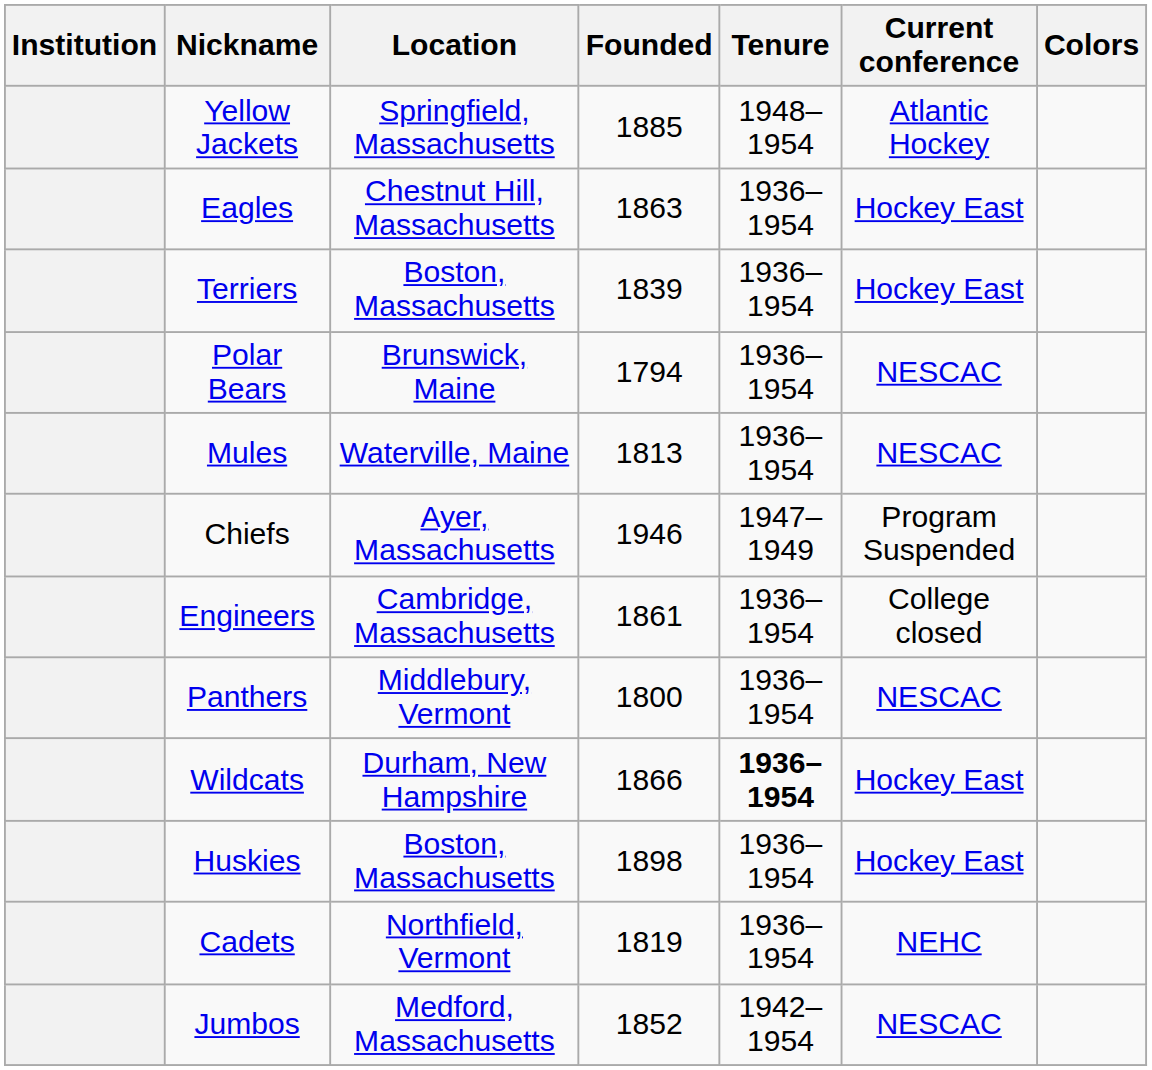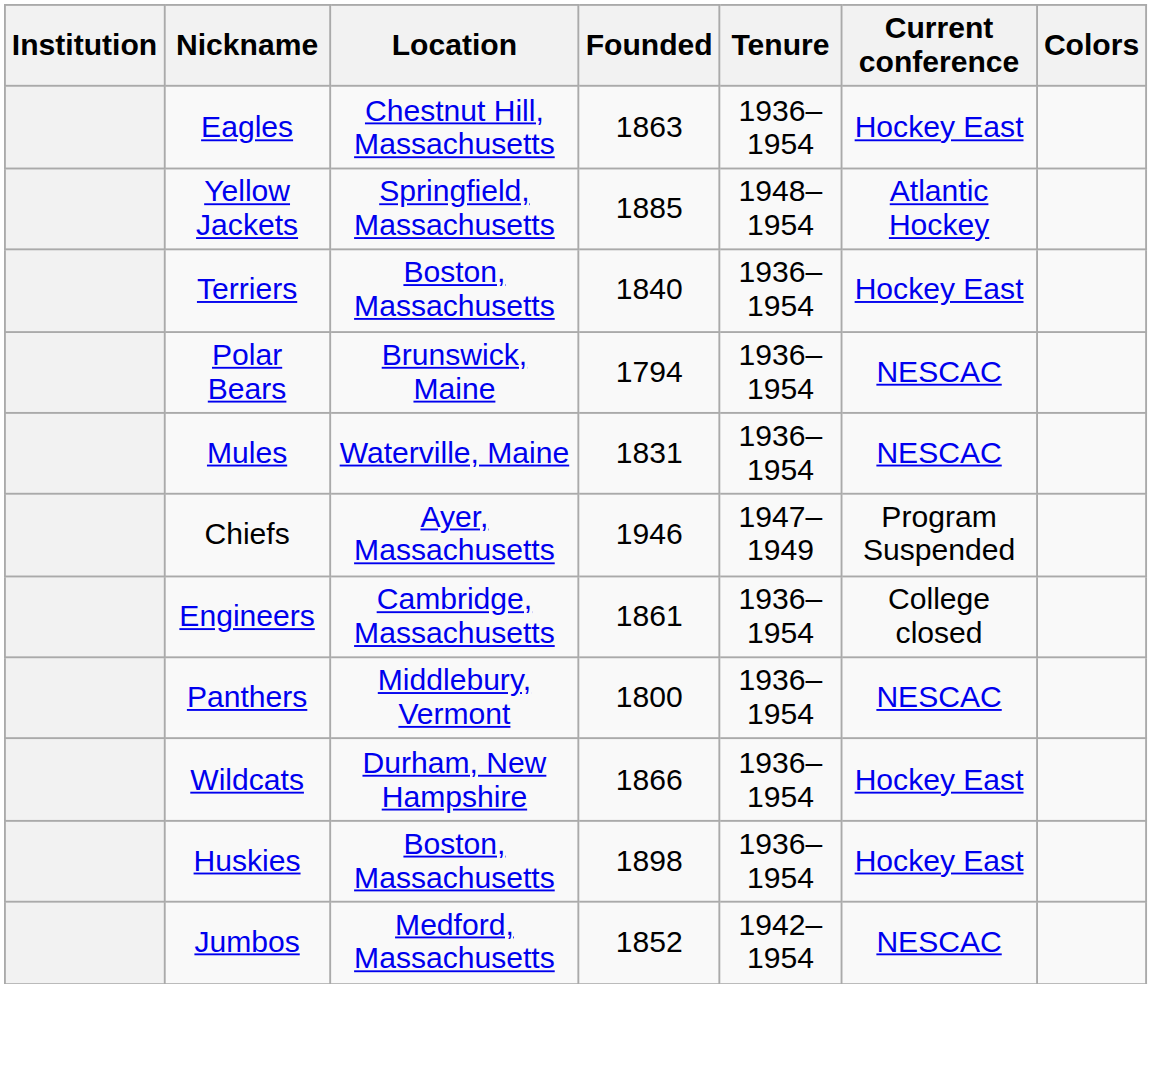rows swapped: (247, 126) <-> (247, 208)
(649, 289) 1839 -> (649, 289) 1840
(649, 452) 1813 -> (649, 452) 1831
(780, 779) bold -> (780, 779) normal
- row: (247, 942)
